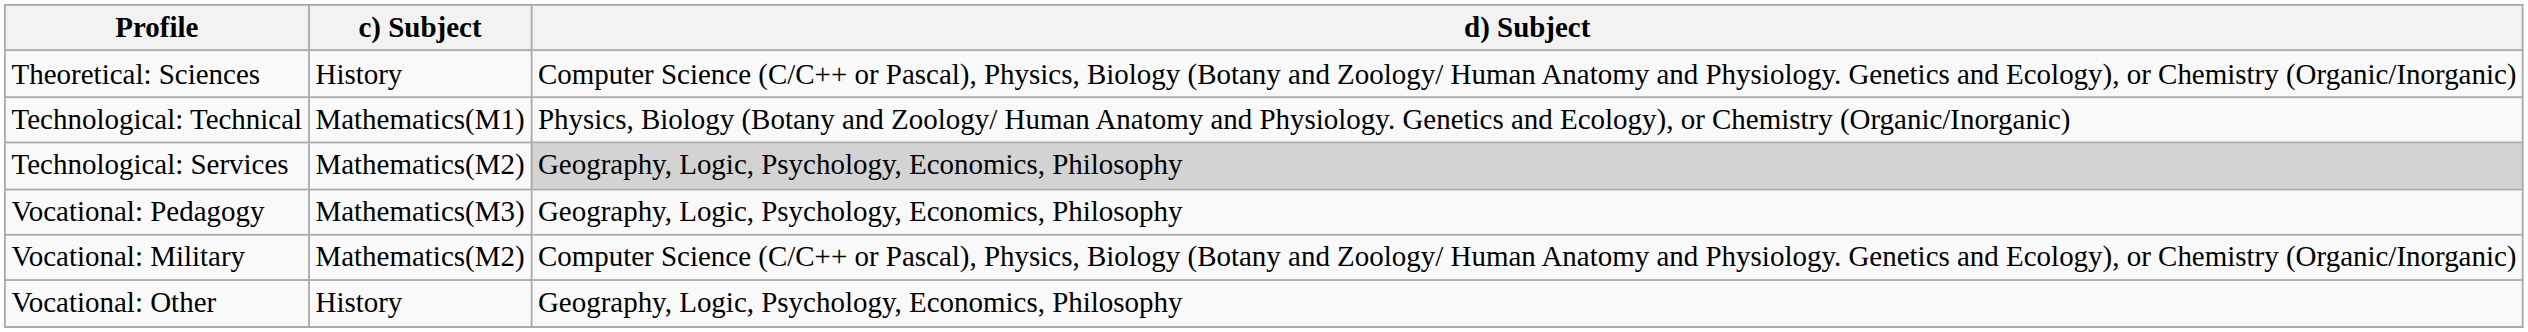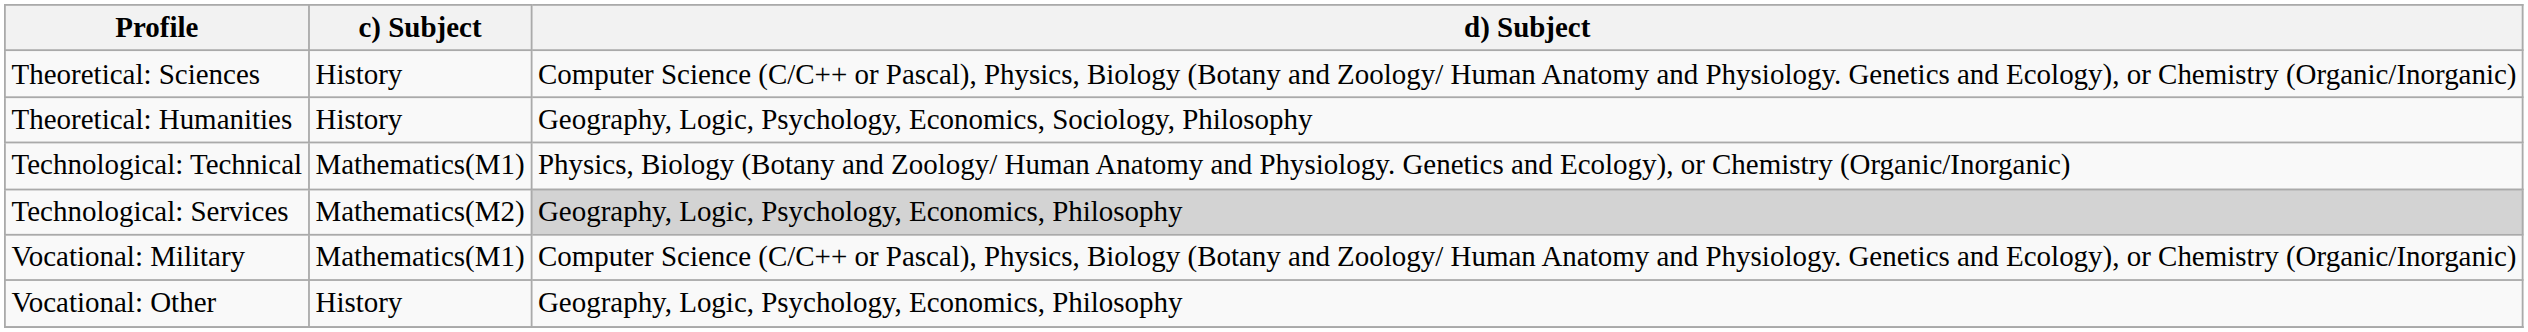+ row: (152, 119)
- row: (138, 211)
(420, 257) Mathematics(M2) -> (420, 257) Mathematics(M1)
